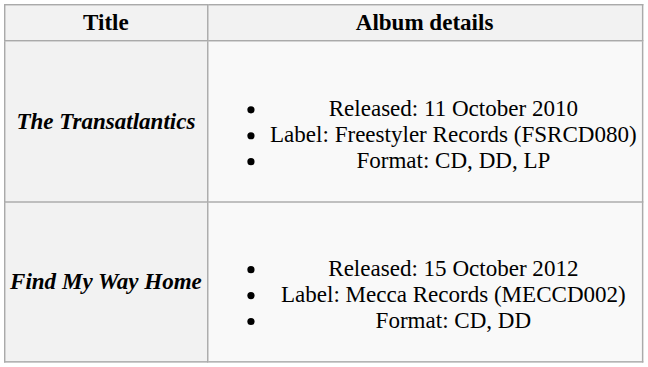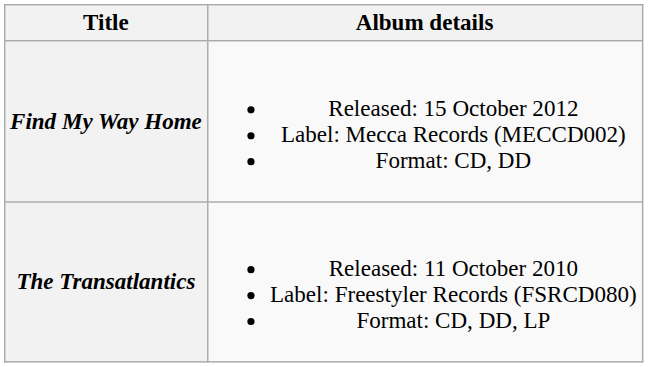rows swapped: (106, 121) <-> (106, 281)
